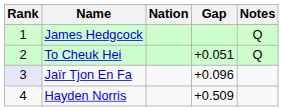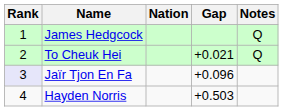(214, 55) +0.051 -> (214, 55) +0.021
(214, 95) +0.509 -> (214, 95) +0.503
